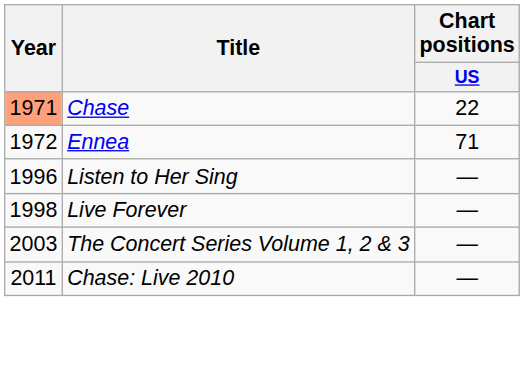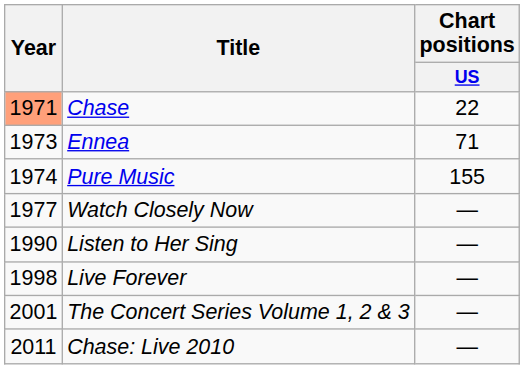(33, 142) 1972 -> (33, 142) 1973
+ row: (121, 176)
+ row: (160, 210)
(33, 176) 1996 -> (33, 244) 1990
(33, 244) 2003 -> (33, 312) 2001
